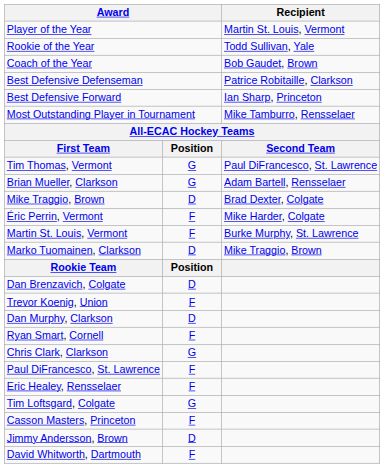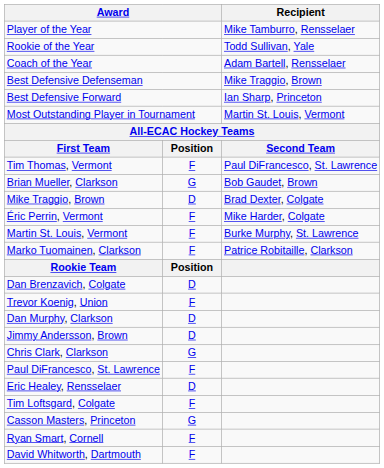(284, 30) Martin St. Louis, Vermont -> (289, 30) Mike Tamburro, Rensselaer
(271, 64) Bob Gaudet, Brown -> (285, 64) Adam Bartell, Rensselaer
(288, 81) Patrice Robitaille, Clarkson -> (273, 81) Mike Traggio, Brown
(289, 115) Mike Tamburro, Rensselaer -> (284, 115) Martin St. Louis, Vermont
(192, 166) G -> (192, 166) F
(285, 183) Adam Bartell, Rensselaer -> (271, 183) Bob Gaudet, Brown
(192, 251) D -> (192, 251) F
(273, 251) Mike Traggio, Brown -> (288, 251) Patrice Robitaille, Clarkson
rows swapped: (67, 438) <-> (55, 336)
(192, 387) F -> (192, 387) D
(192, 404) G -> (192, 404) F
(192, 421) F -> (192, 421) G
